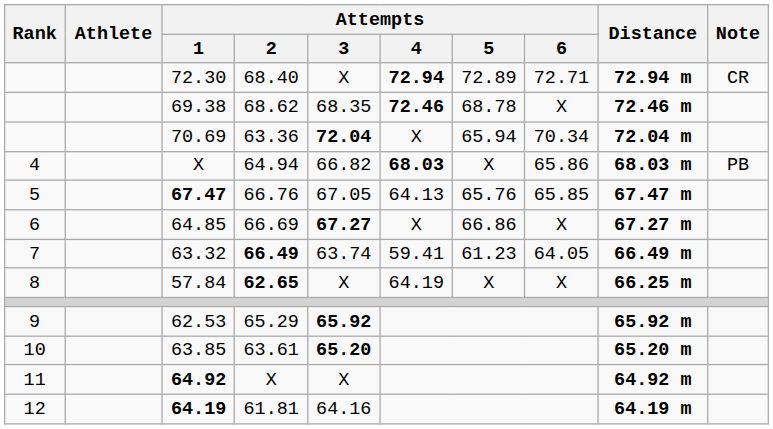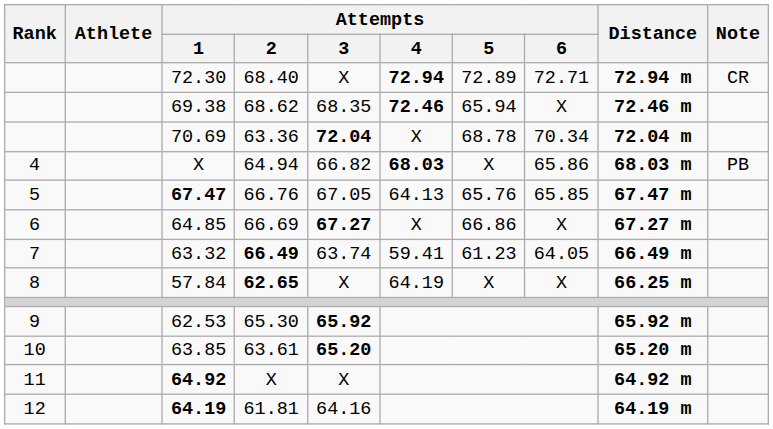(489, 108) 68.78 -> (489, 108) 65.94
(489, 137) 65.94 -> (489, 137) 68.78
(271, 321) 65.29 -> (271, 321) 65.30
